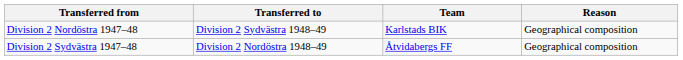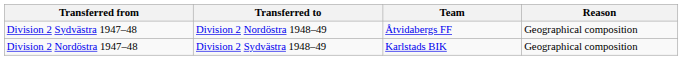rows swapped: (72, 30) <-> (72, 47)
